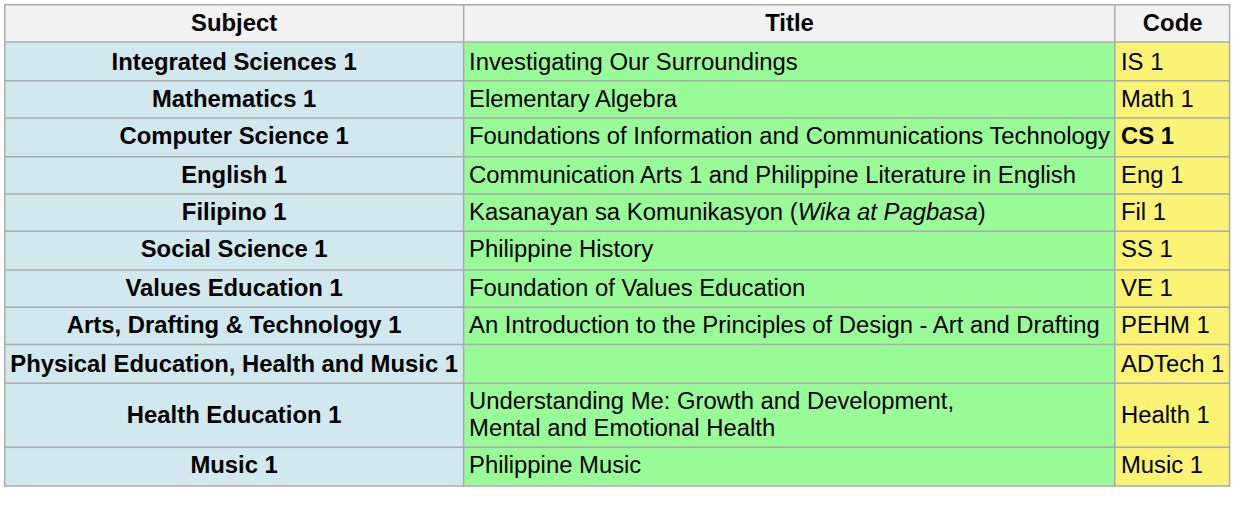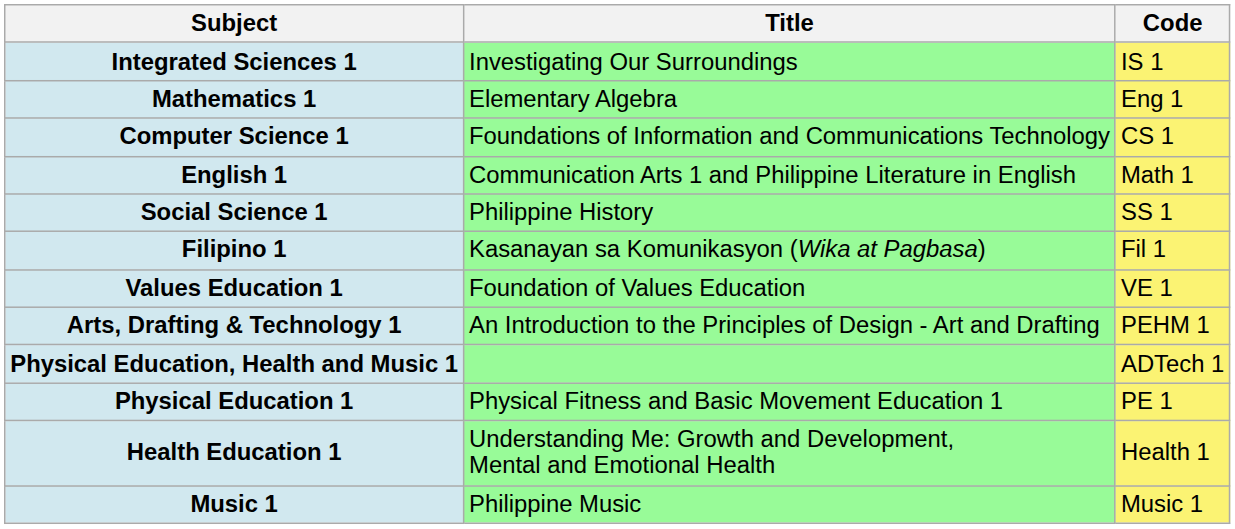(1157, 99) Math 1 -> (1152, 99) Eng 1
(1147, 136) bold -> (1147, 136) normal
(1152, 174) Eng 1 -> (1157, 174) Math 1
rows swapped: (234, 212) <-> (234, 250)
+ row: (234, 401)
